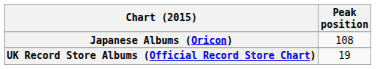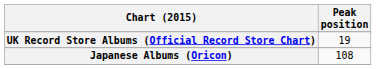rows swapped: (161, 40) <-> (161, 56)
